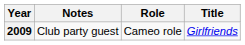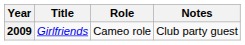columns swapped: (212, 13) <-> (78, 13)
